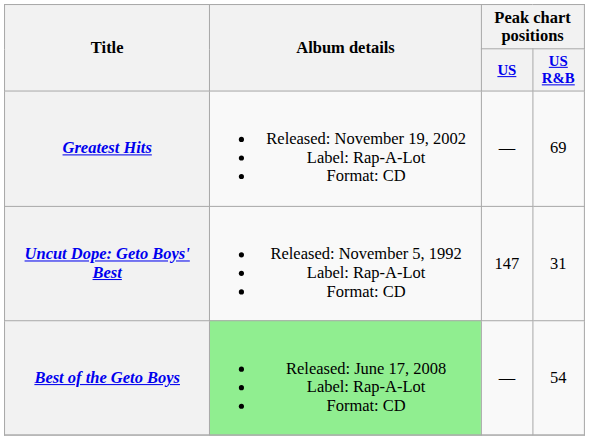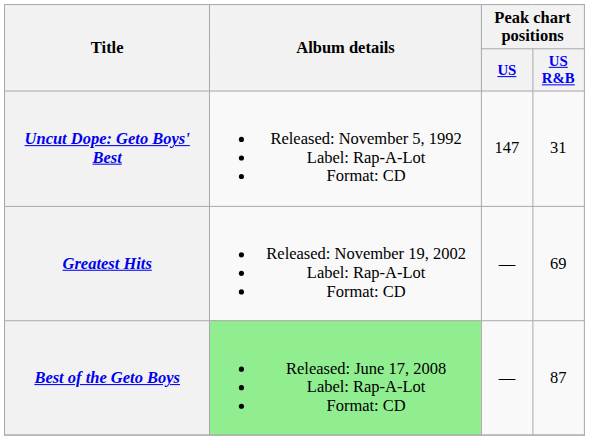rows swapped: (107, 263) <-> (107, 148)
(558, 377) 54 -> (558, 377) 87
